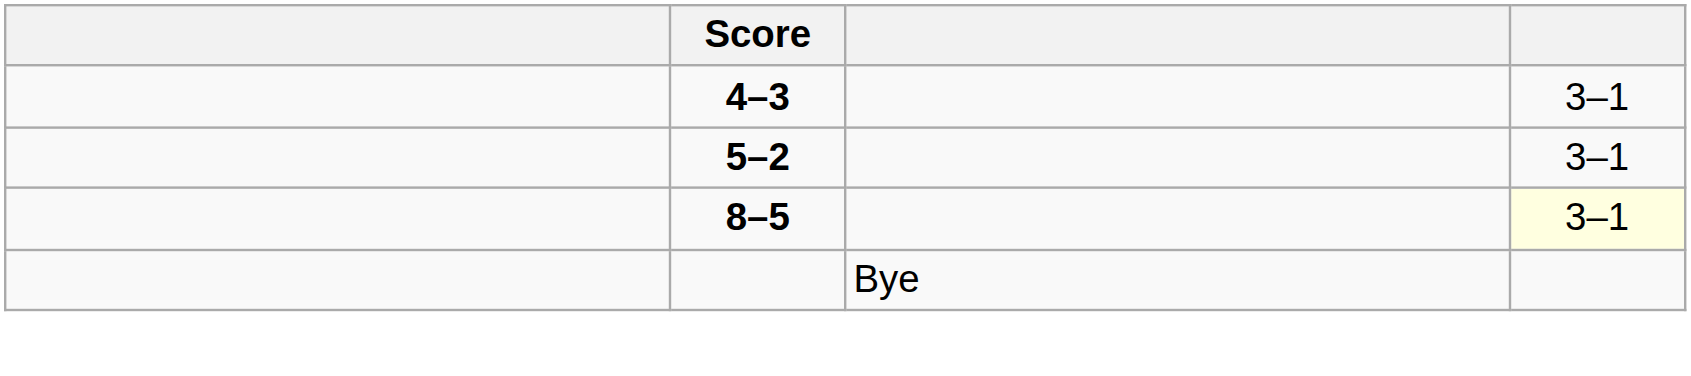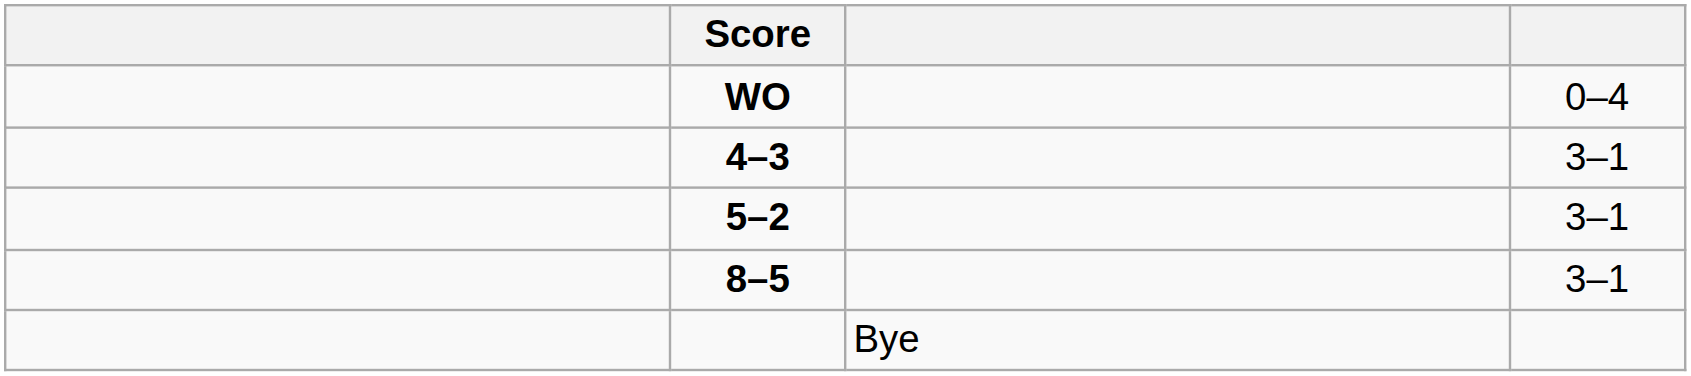+ row: (758, 95)
(1597, 217) lightyellow background -> (1597, 278) no background
